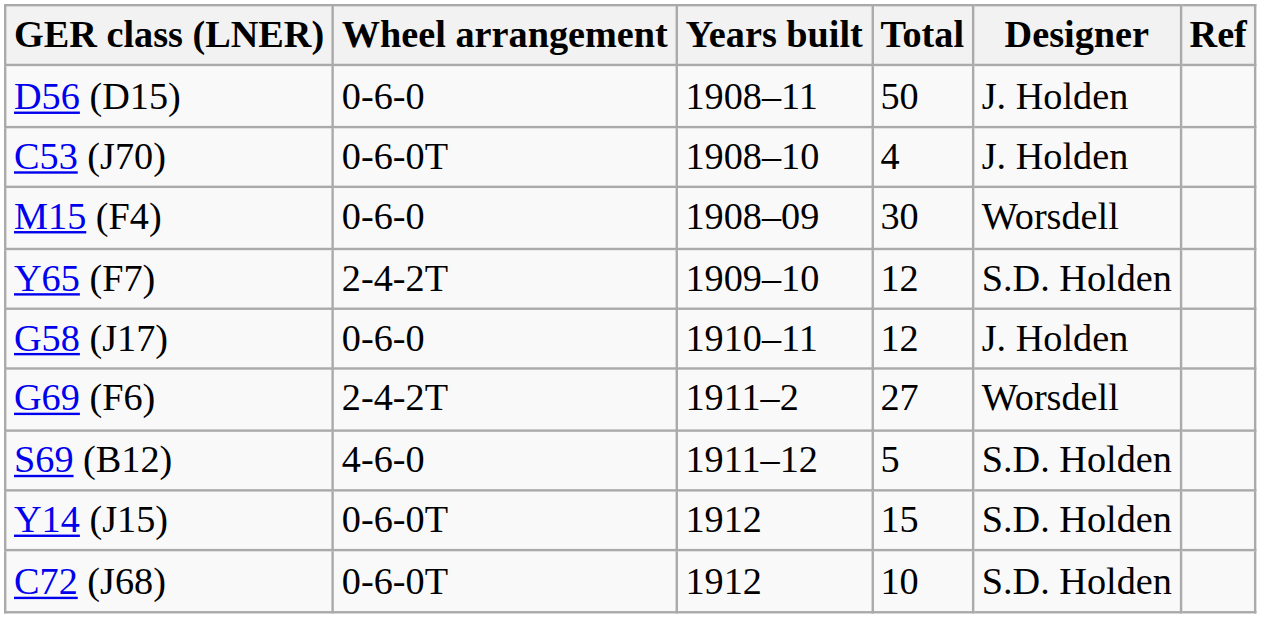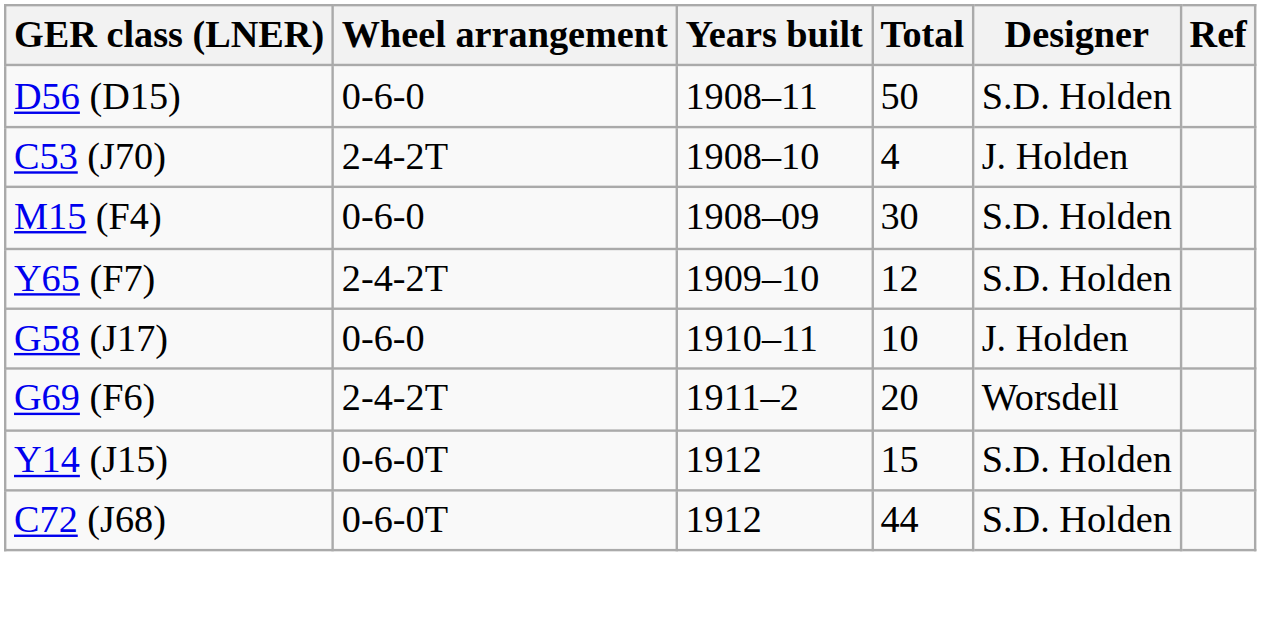(1055, 95) J. Holden -> (1077, 95) S.D. Holden
(395, 156) 0-6-0T -> (395, 156) 2-4-2T
(1050, 216) Worsdell -> (1077, 216) S.D. Holden
(900, 338) 12 -> (900, 338) 10
(900, 398) 27 -> (900, 398) 20
- row: (93, 459)
(900, 580) 10 -> (900, 519) 44
